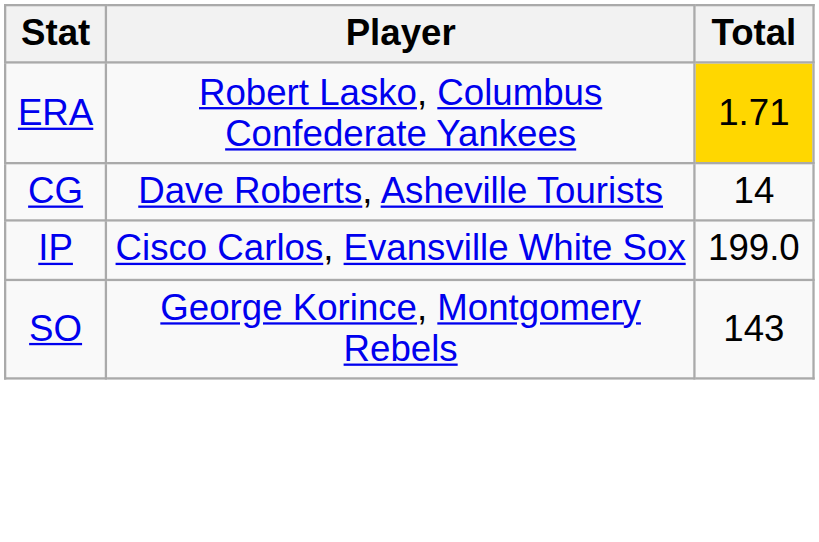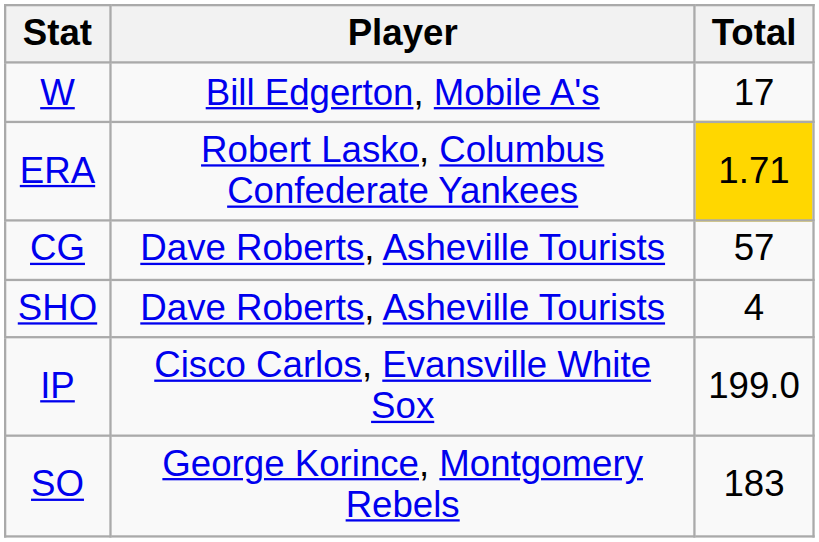+ row: (57, 91)
(754, 190) 14 -> (754, 249) 57
+ row: (57, 307)
(754, 327) 143 -> (754, 485) 183
